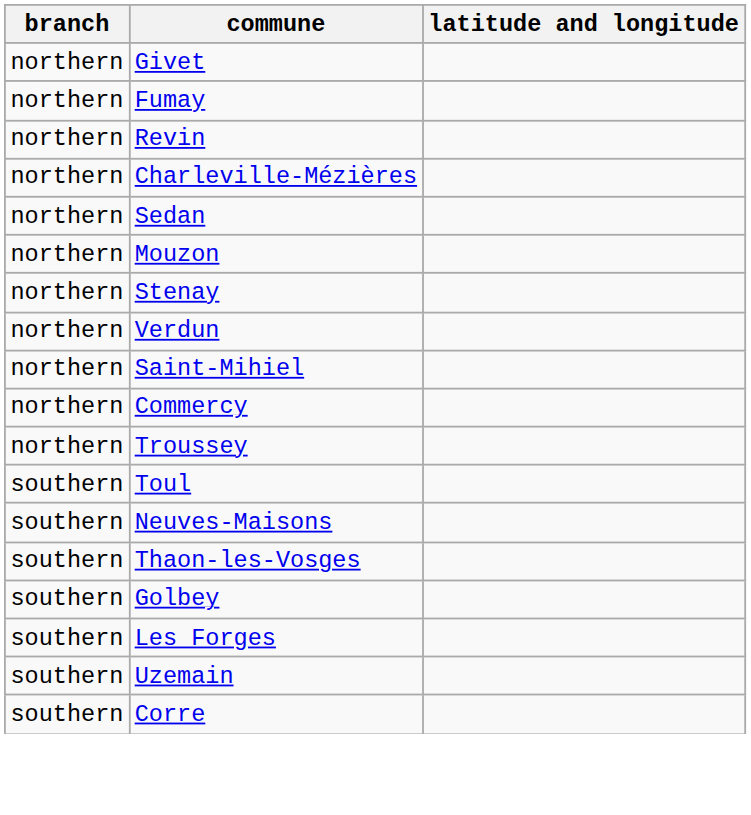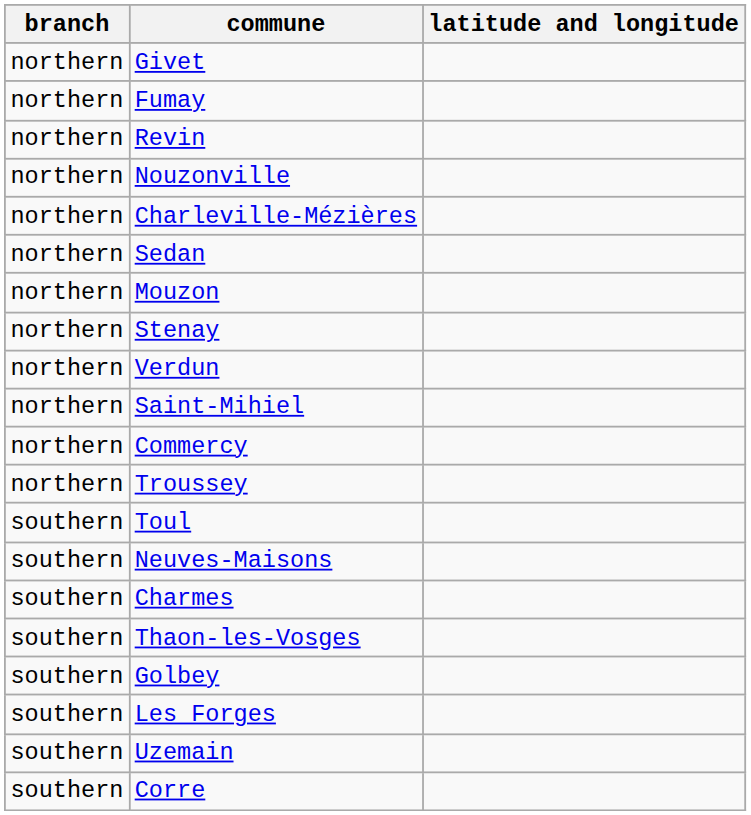+ row: (212, 177)
+ row: (184, 599)
